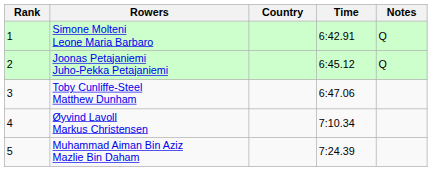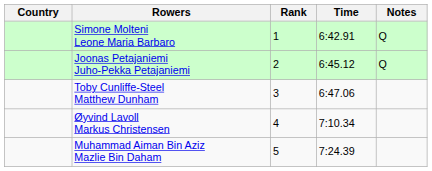columns swapped: (27, 13) <-> (283, 13)
